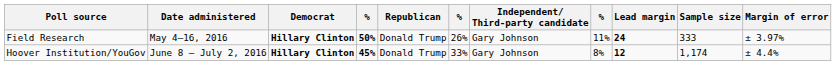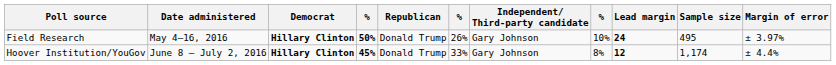(601, 38) 11% -> (601, 38) 10%
(688, 38) 333 -> (688, 38) 495
